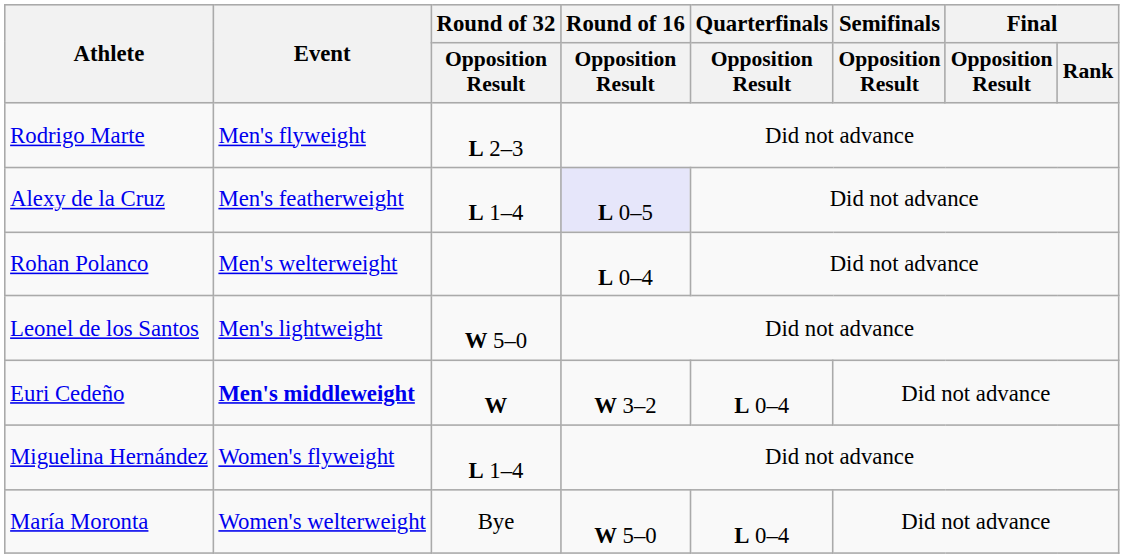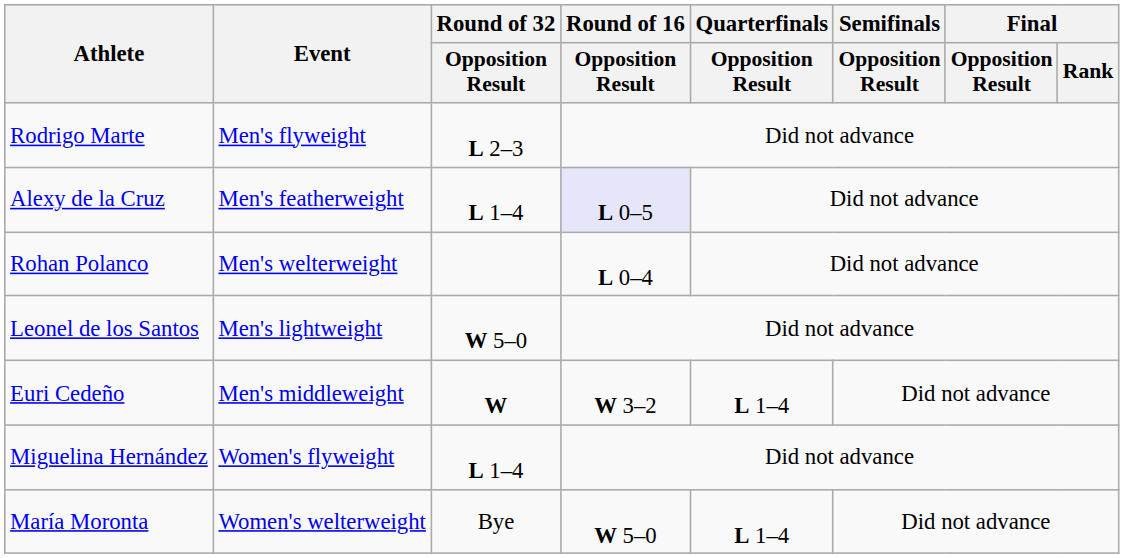(317, 392) bold -> (311, 392) normal
(762, 406) L 0–4 -> (762, 406) L 1–4
(762, 535) L 0–4 -> (762, 535) L 1–4
